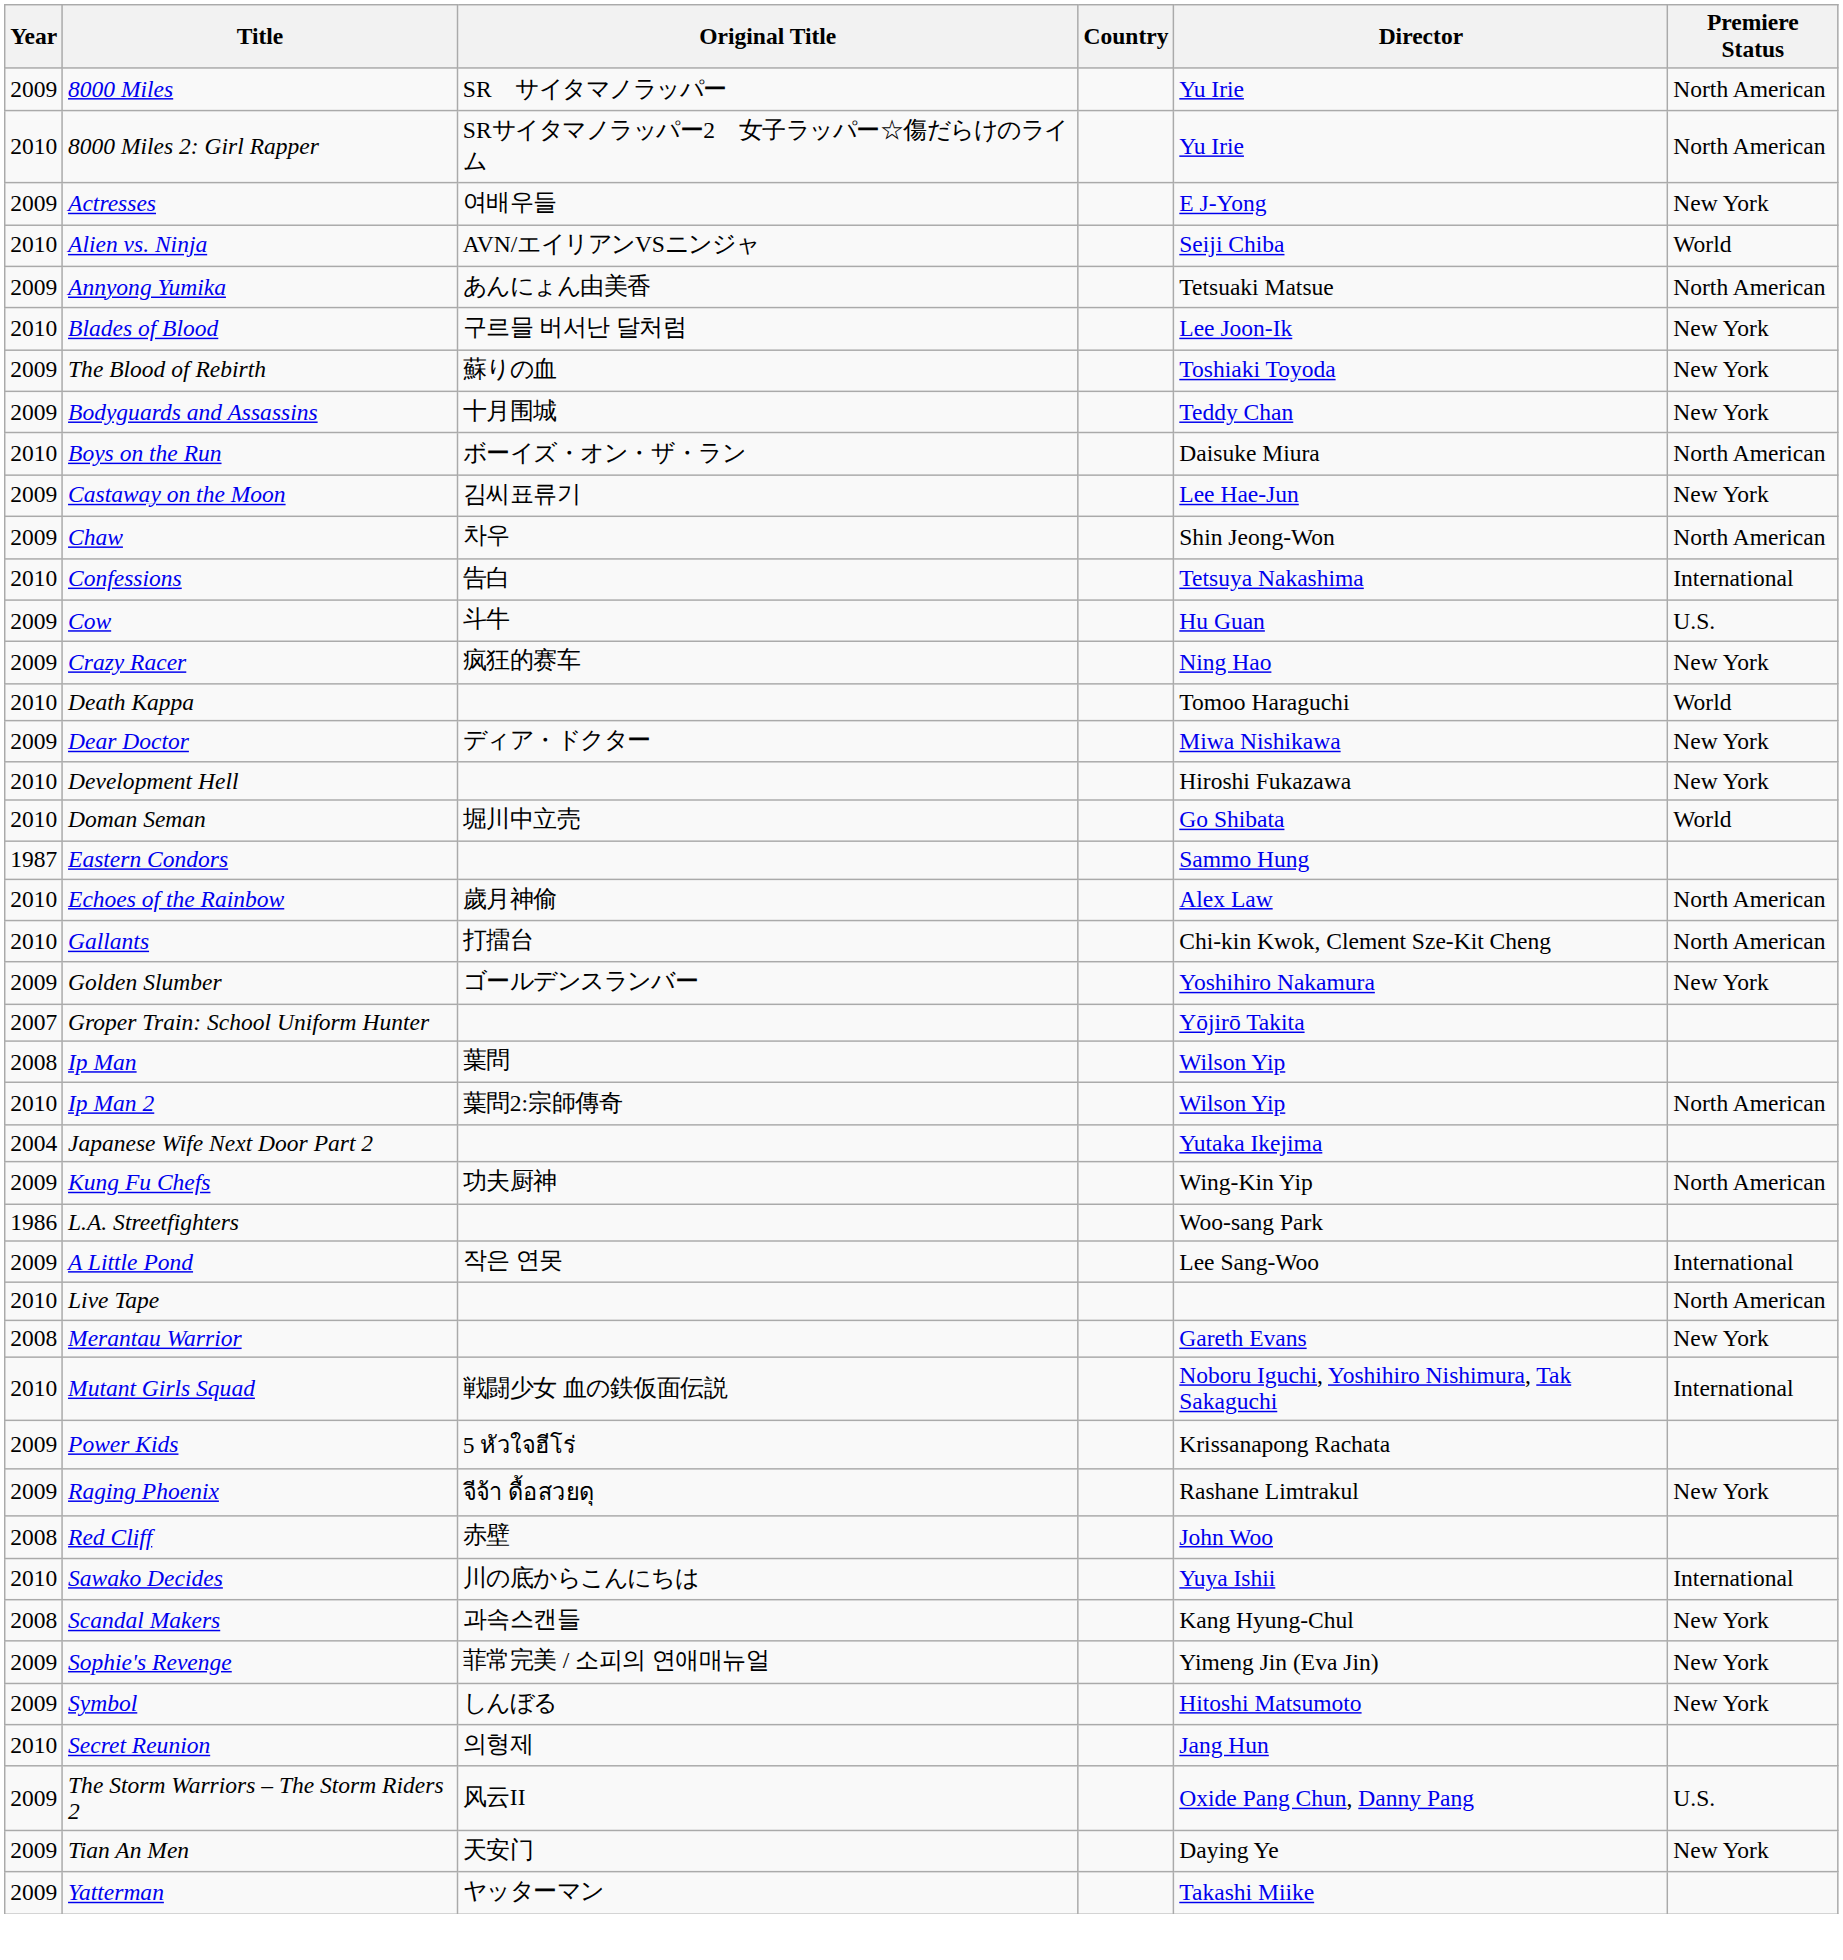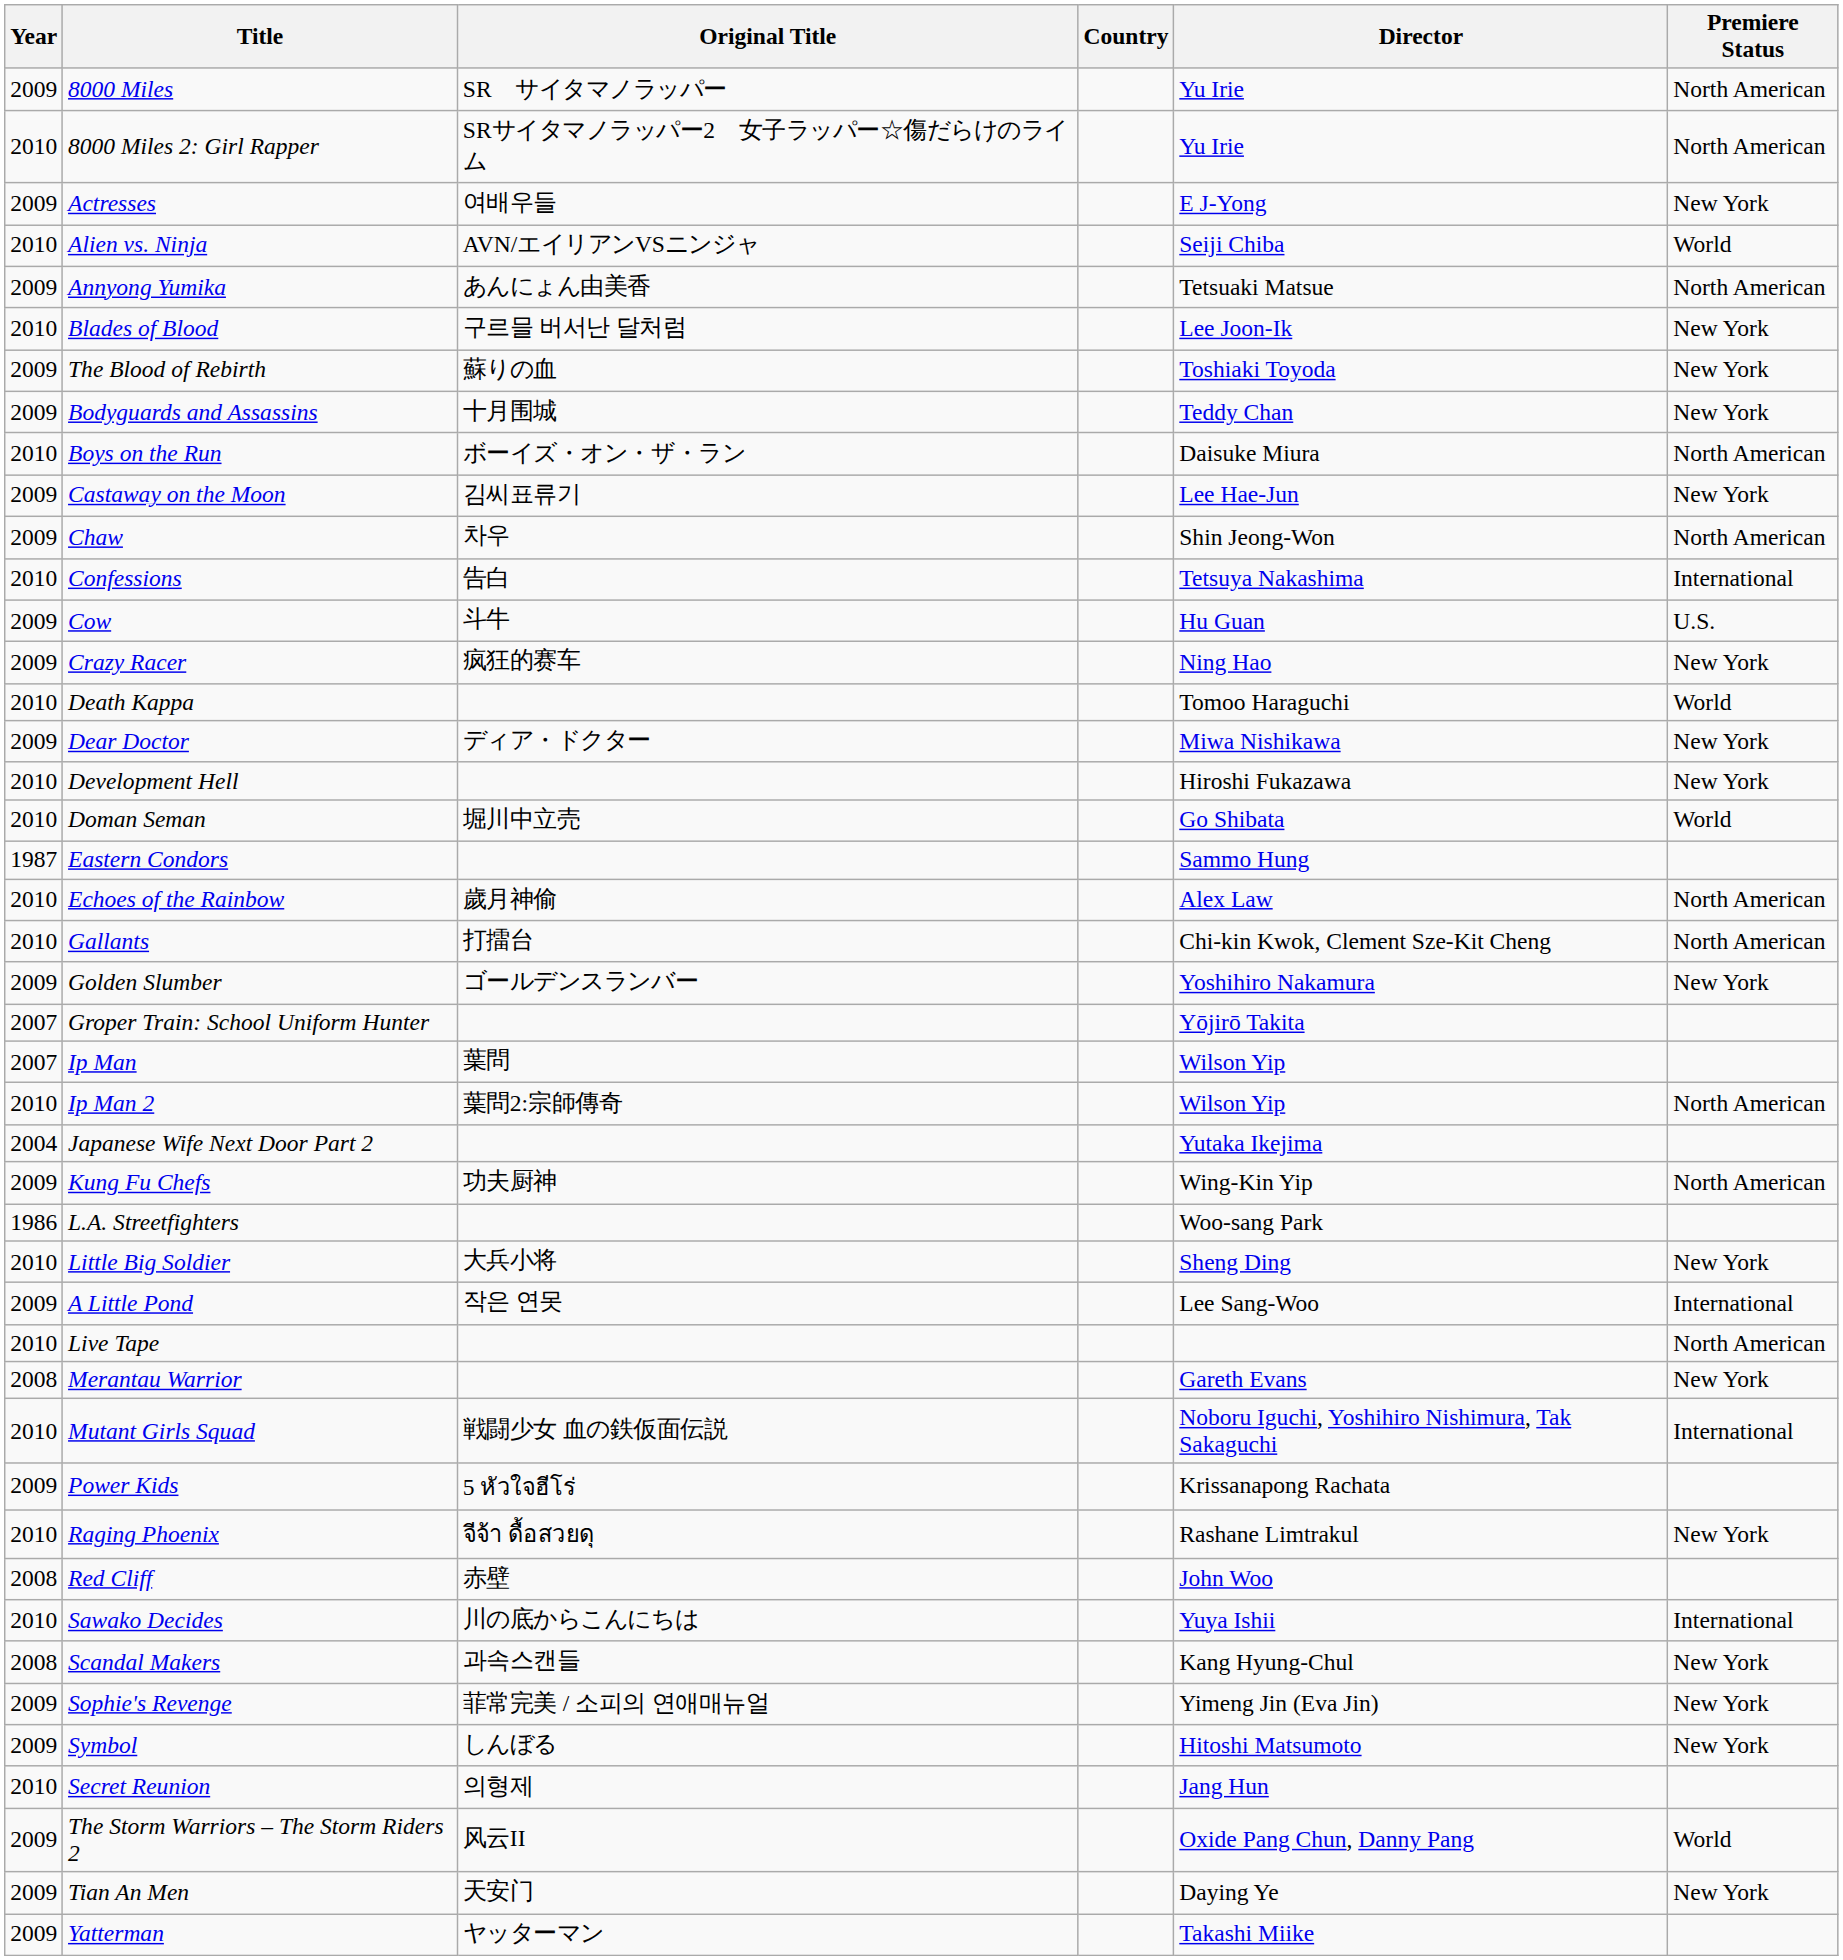(34, 1061) 2008 -> (34, 1061) 2007
+ row: (149, 1261)
(34, 1492) 2009 -> (34, 1533) 2010
(1694, 1797) U.S. -> (1702, 1839) World
